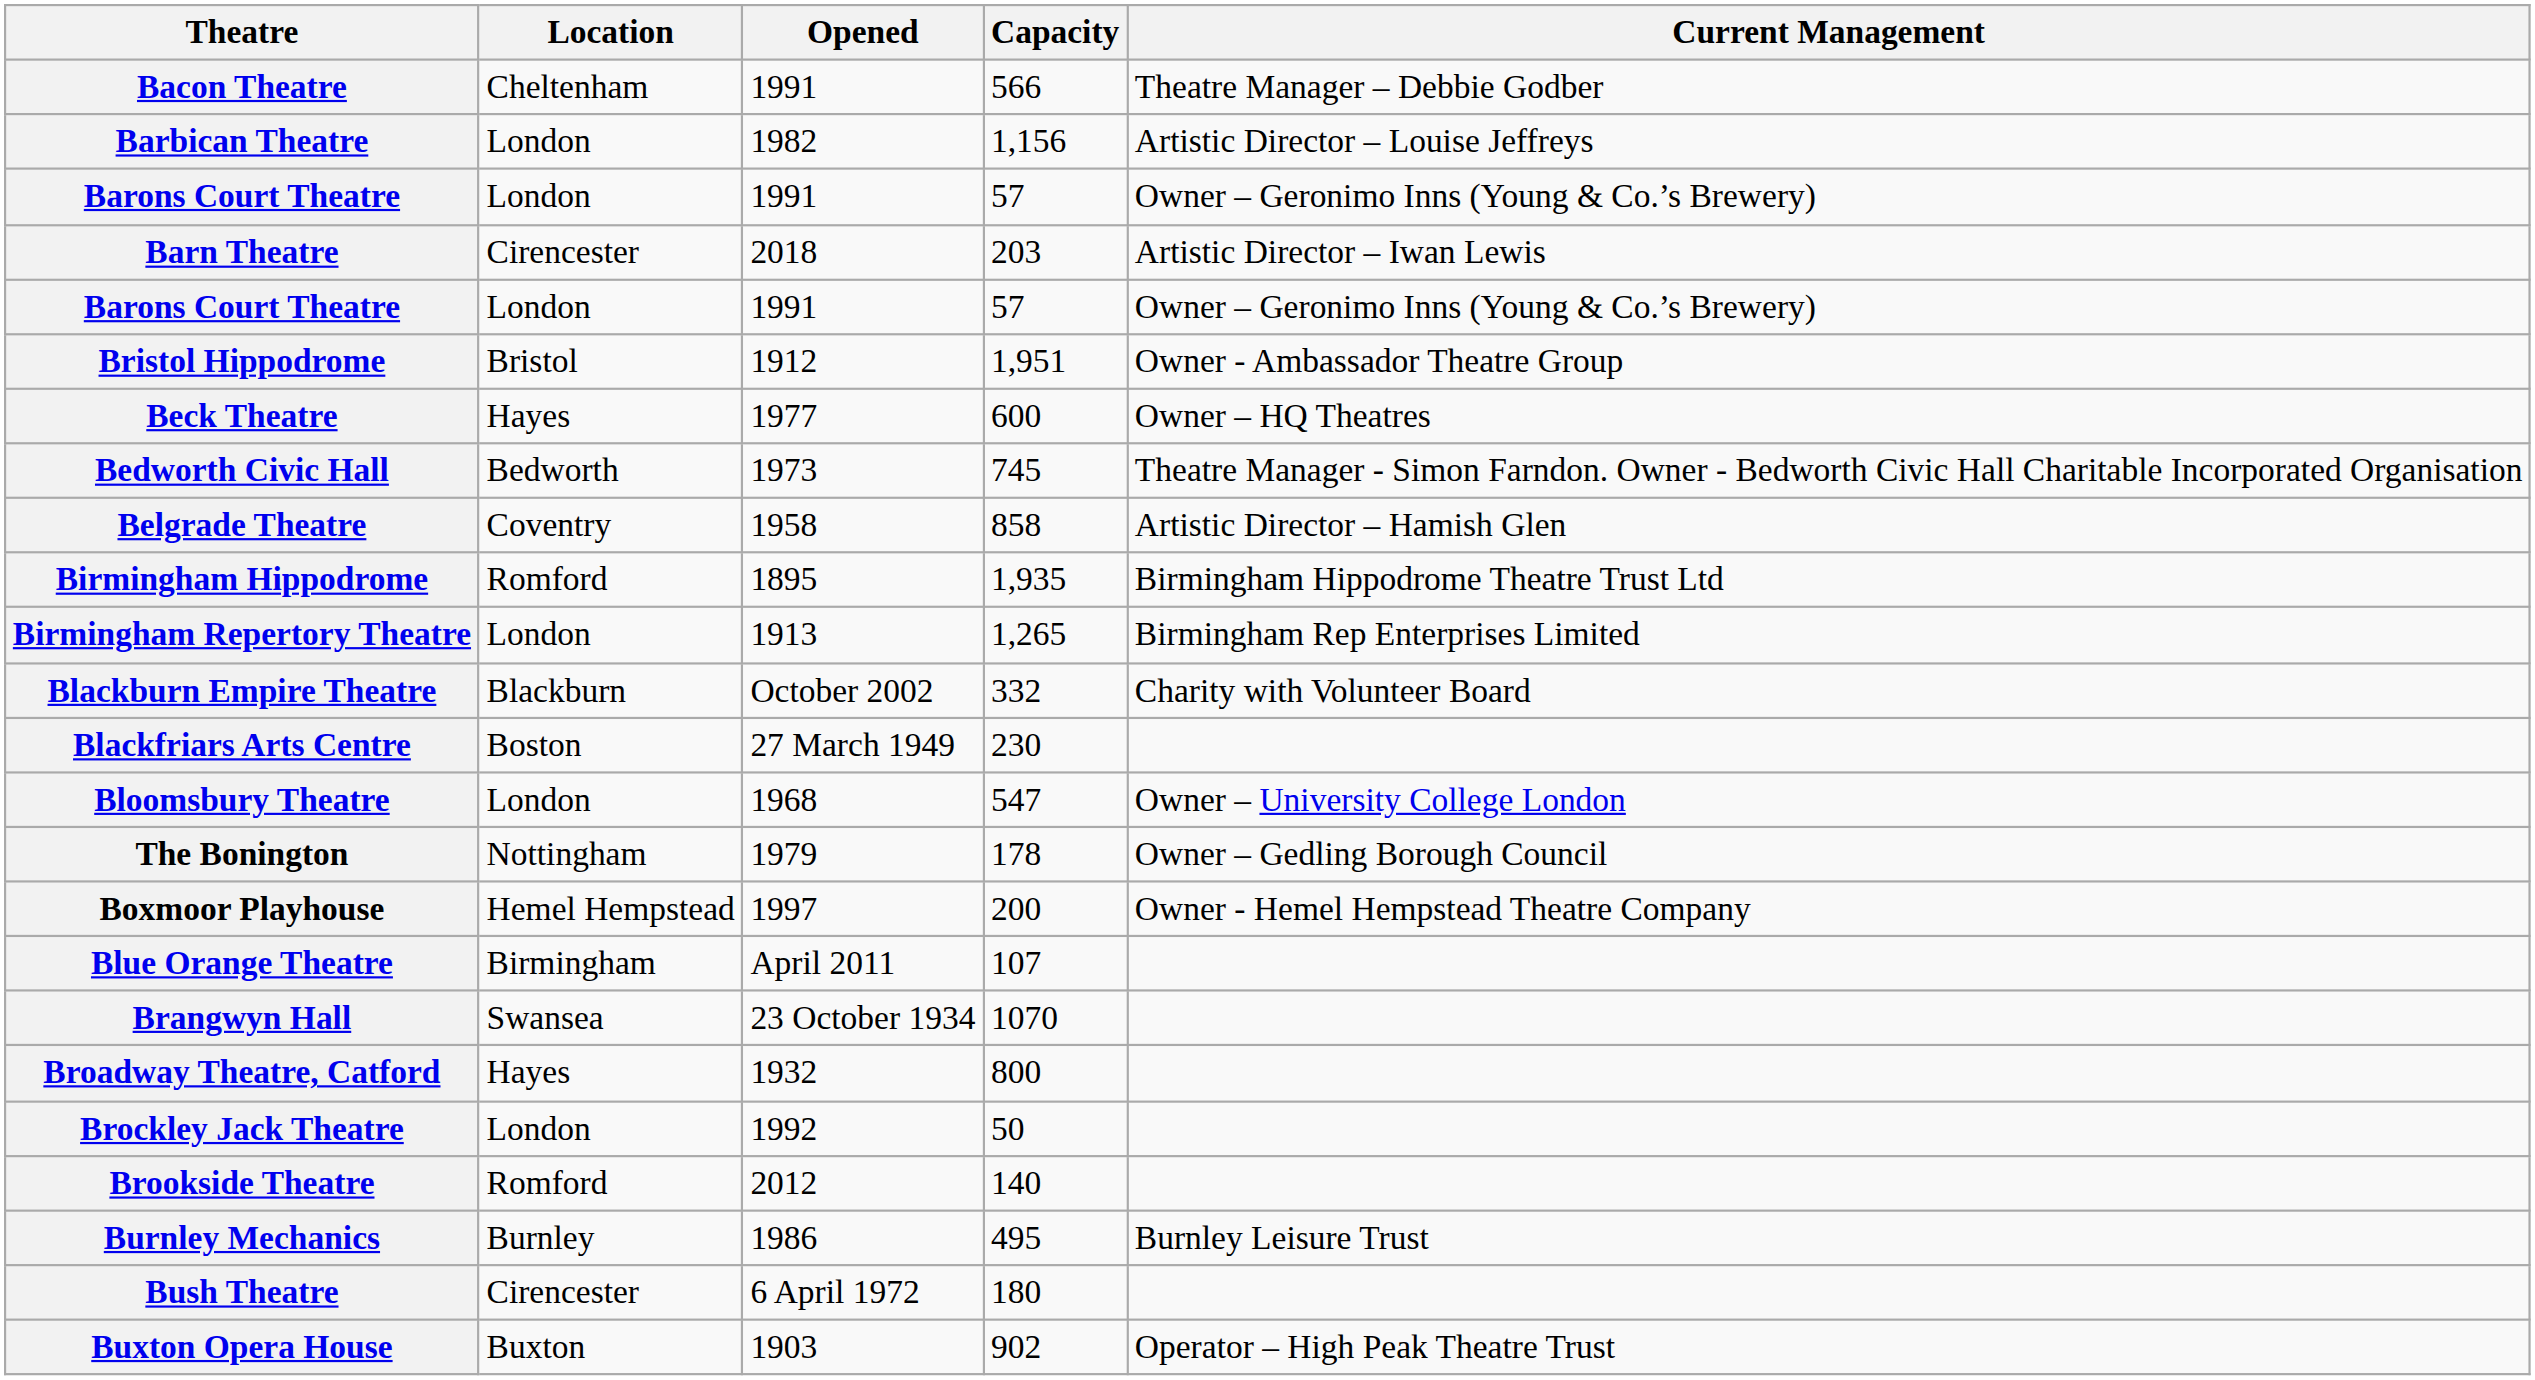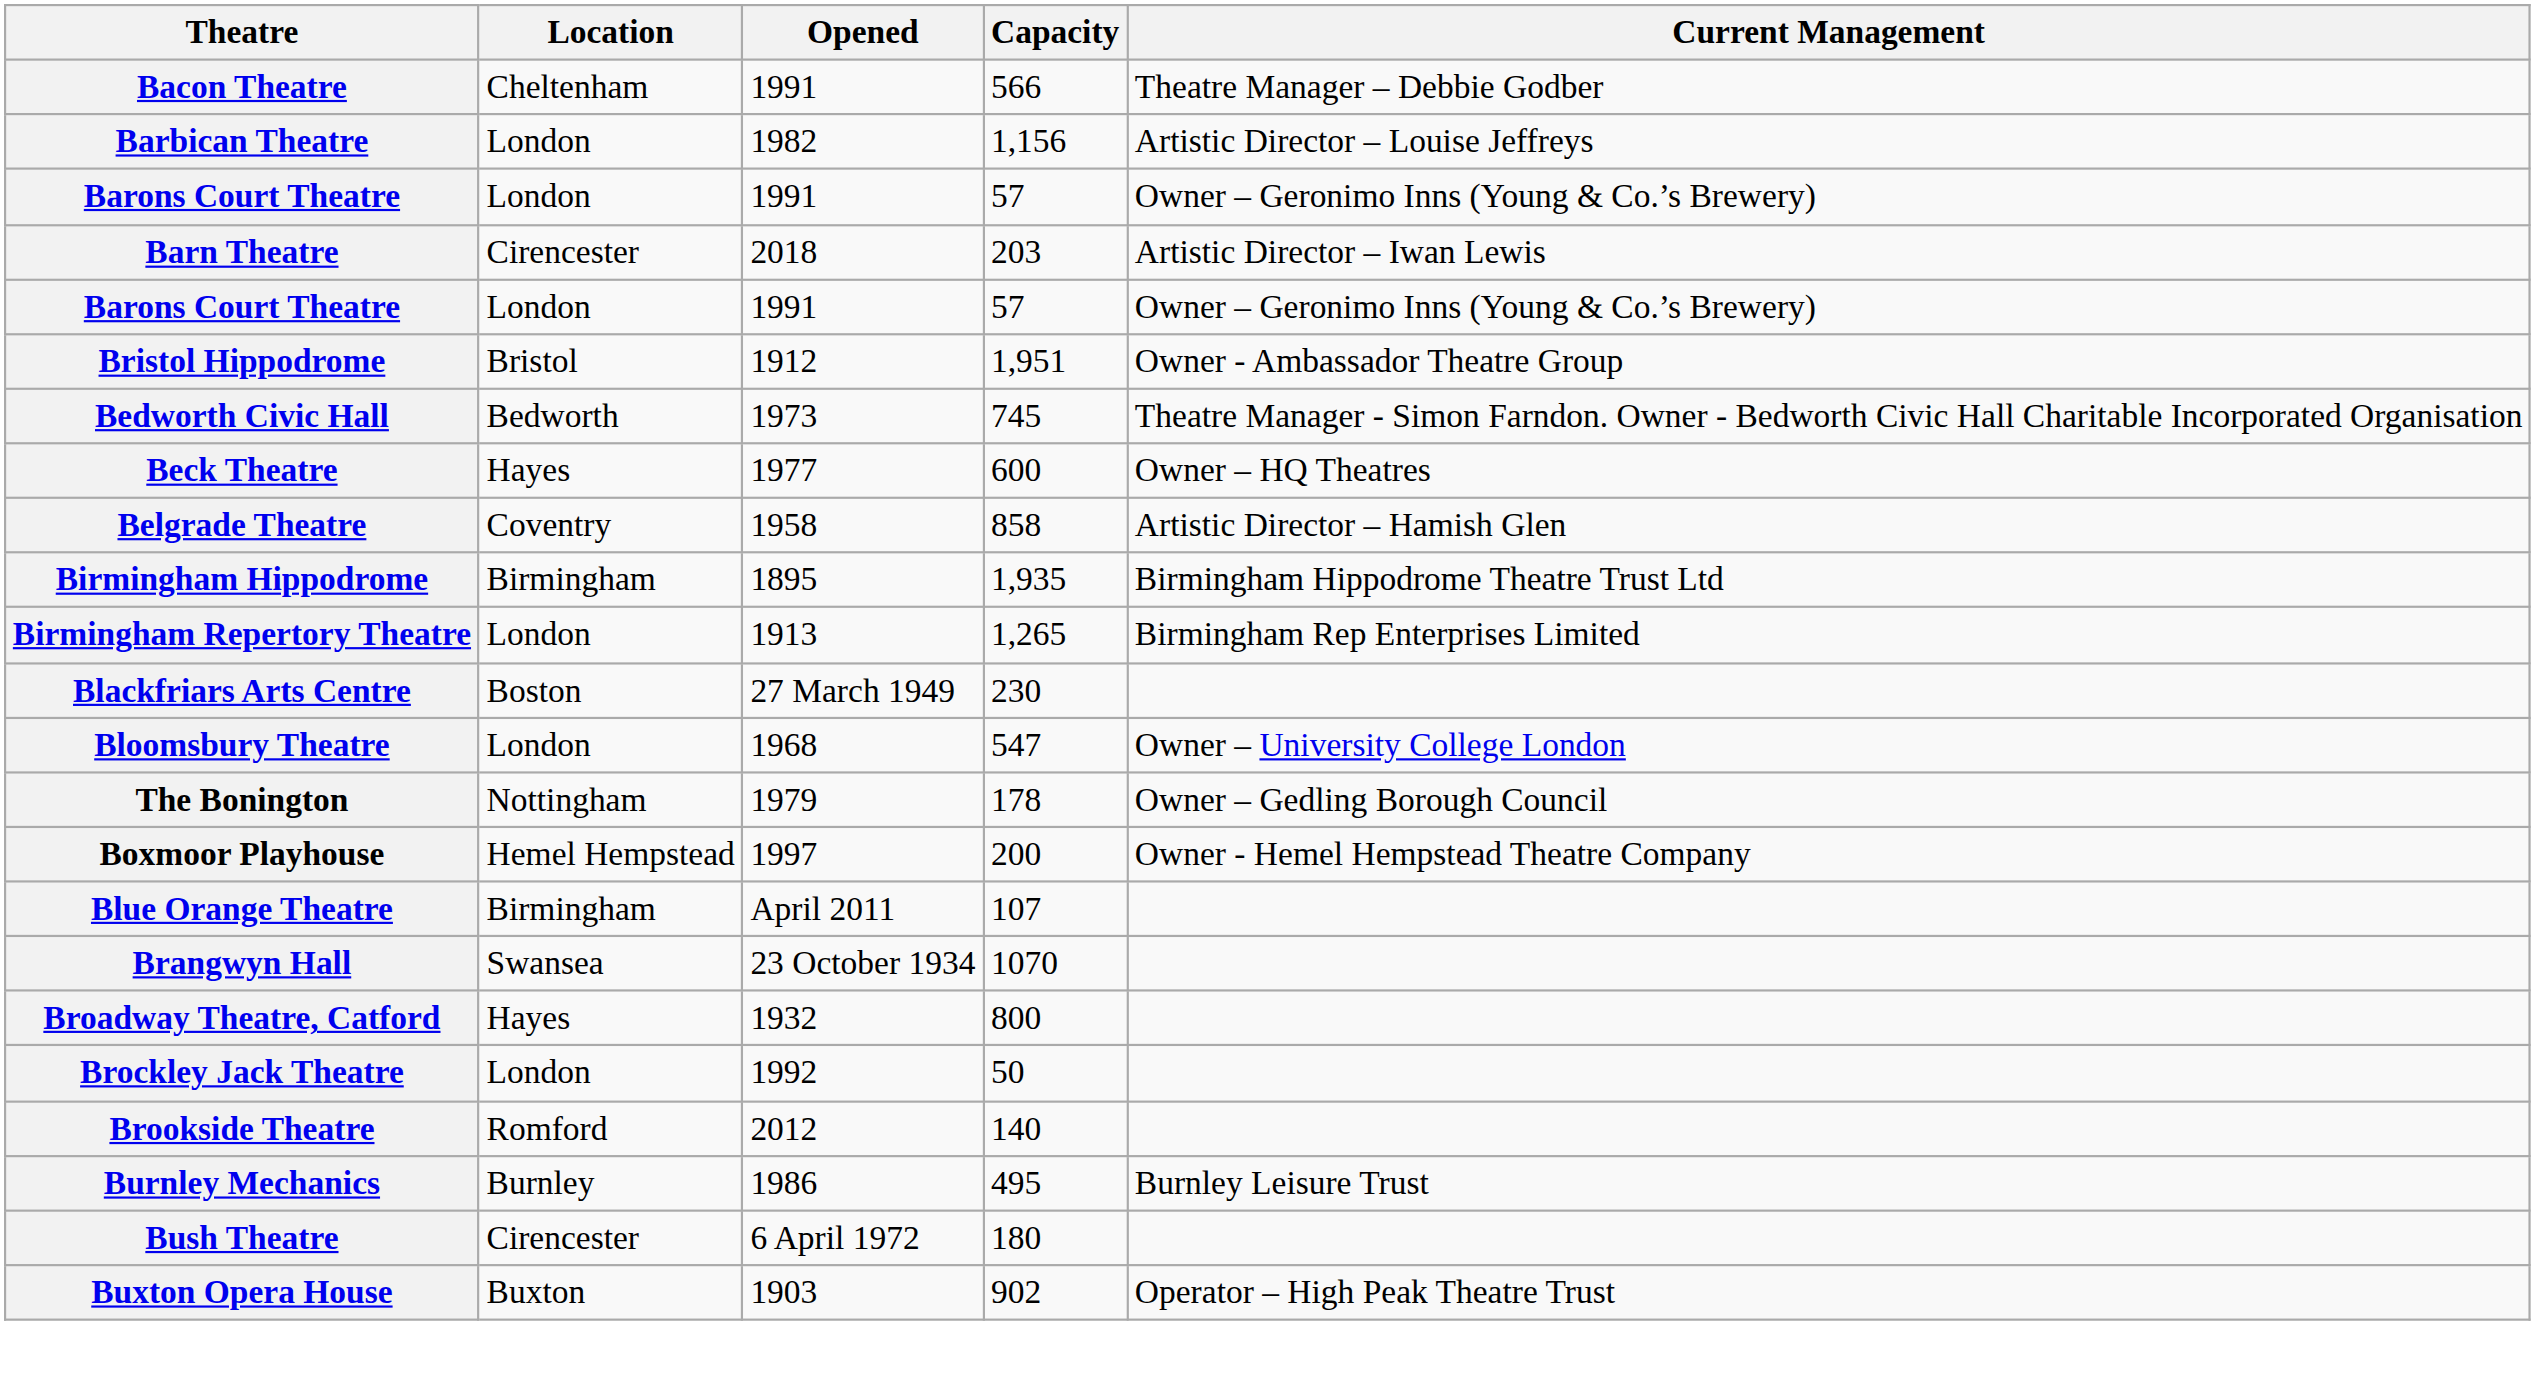rows swapped: (242, 415) <-> (242, 470)
(547, 579) Romford -> (571, 579) Birmingham
- row: (242, 689)
